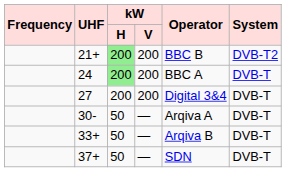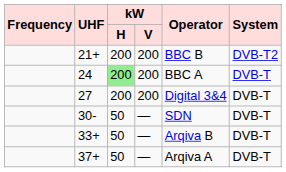(121, 55) lightgreen background -> (121, 55) no background
(189, 116) Arqiva A -> (178, 116) SDN
(178, 156) SDN -> (189, 156) Arqiva A
